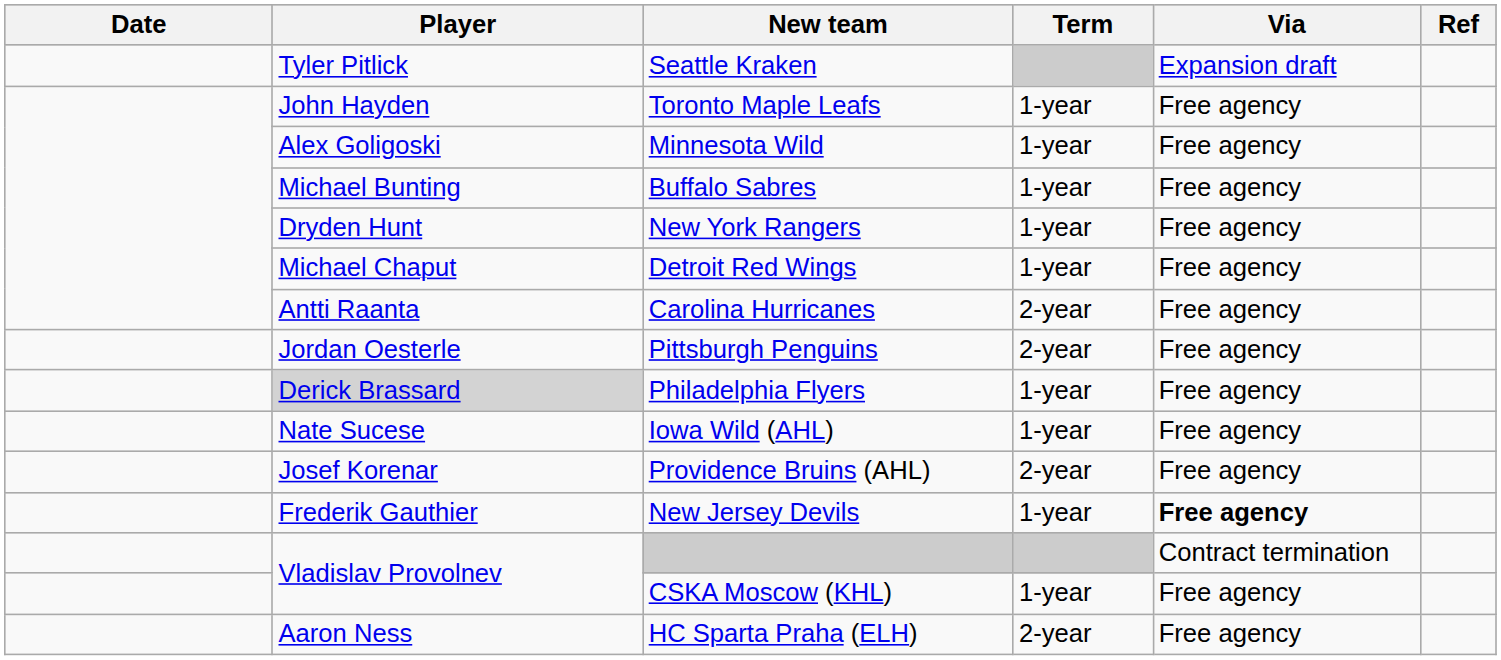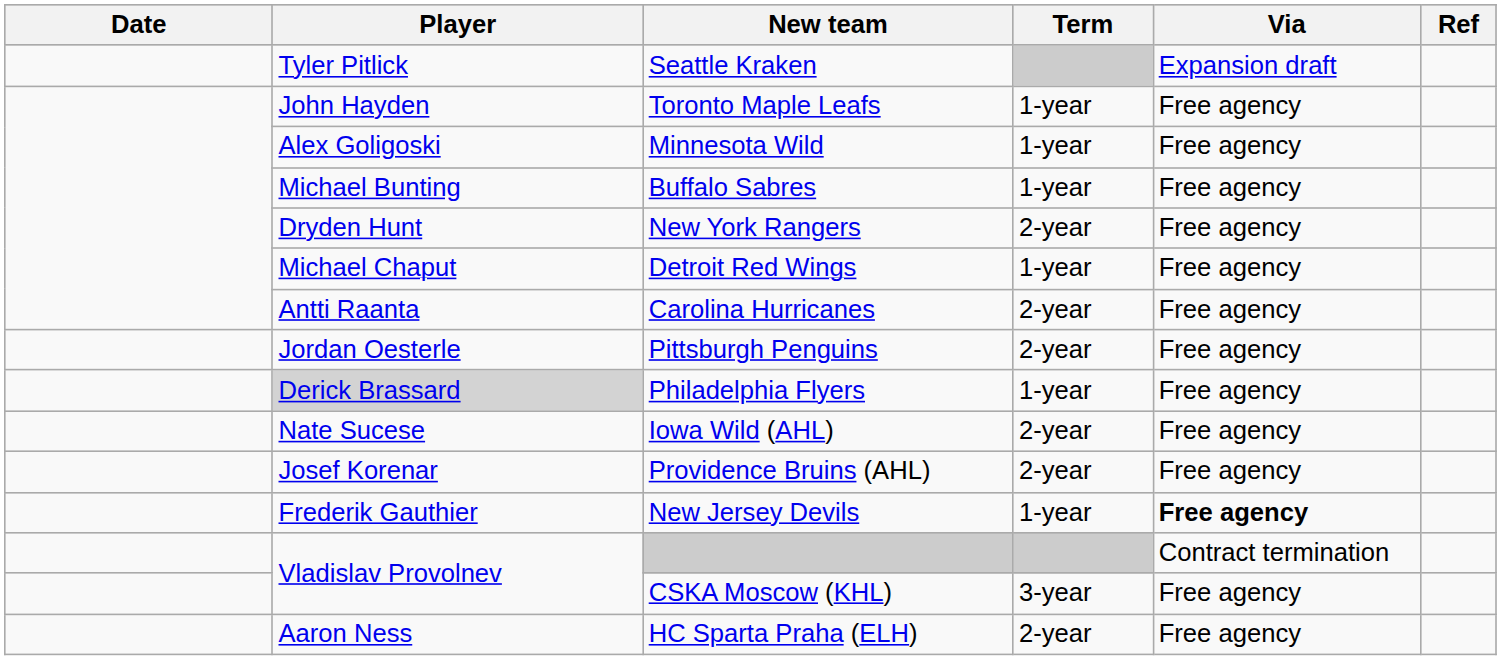(1055, 227) 1-year -> (1055, 227) 2-year
(1055, 430) 1-year -> (1055, 430) 2-year
(1055, 593) 1-year -> (1055, 593) 3-year
